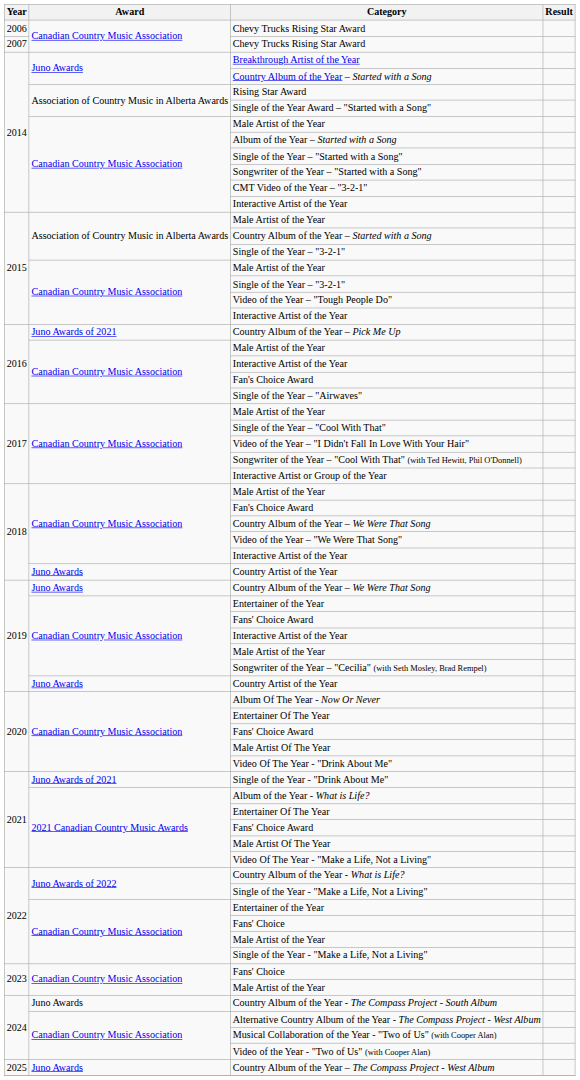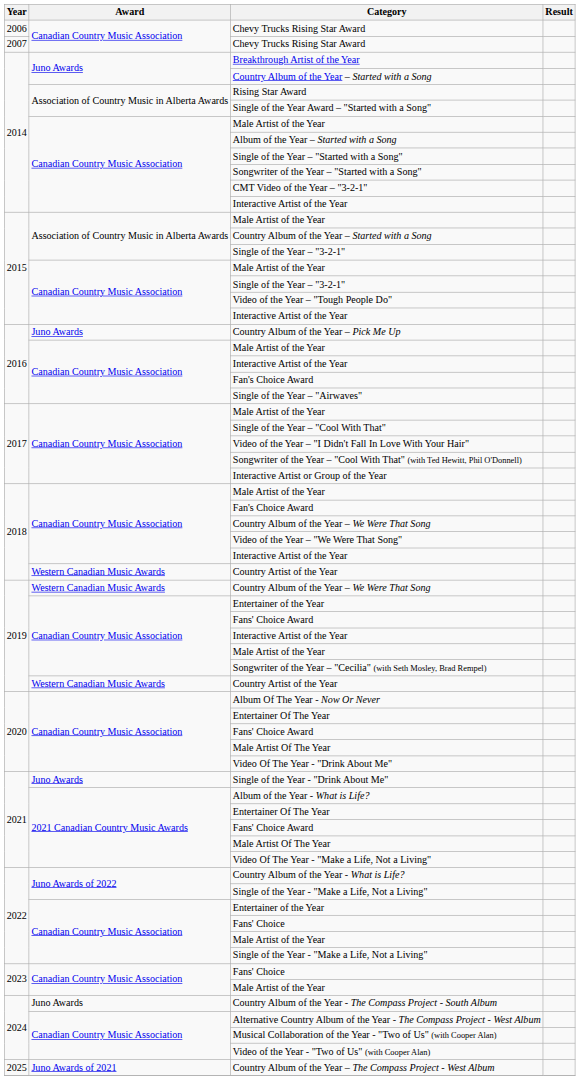(74, 332) Juno Awards of 2021 -> (57, 332) Juno Awards
(57, 572) Juno Awards -> (98, 572) Western Canadian Music Awards
(57, 587) Juno Awards -> (98, 587) Western Canadian Music Awards
(57, 683) Juno Awards -> (98, 683) Western Canadian Music Awards
(74, 779) Juno Awards of 2021 -> (57, 779) Juno Awards
(57, 1067) Juno Awards -> (74, 1067) Juno Awards of 2021
